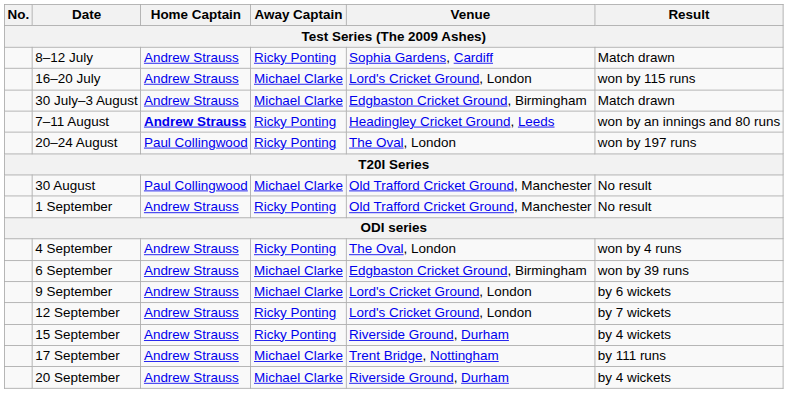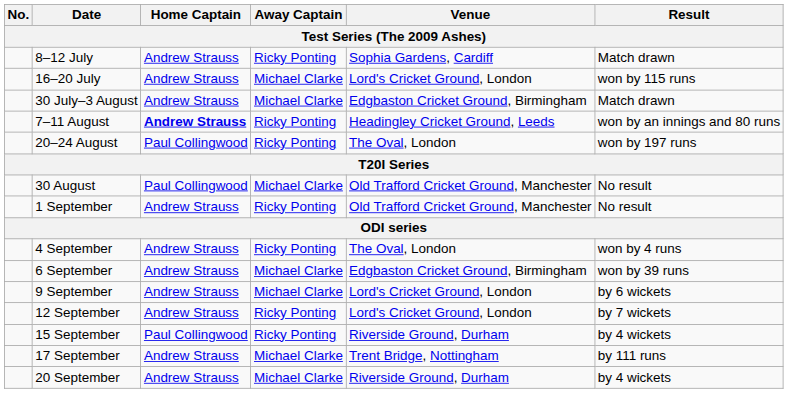(191, 334) Andrew Strauss -> (196, 334) Paul Collingwood
